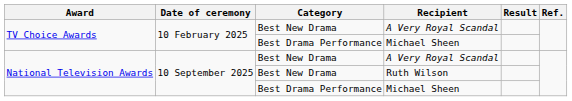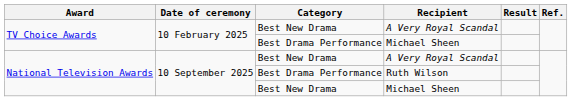(297, 73) Best New Drama -> (320, 73) Best Drama Performance
(320, 88) Best Drama Performance -> (297, 88) Best New Drama
